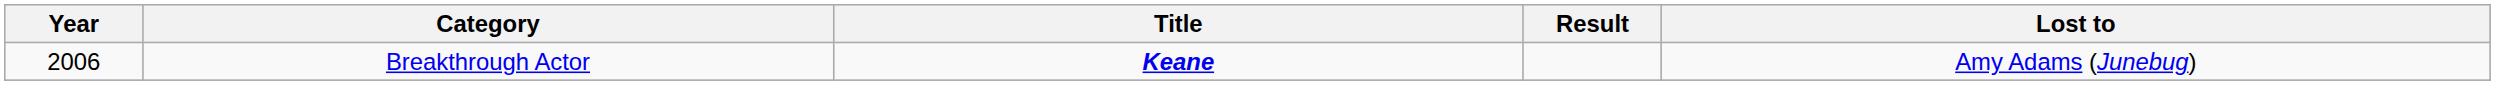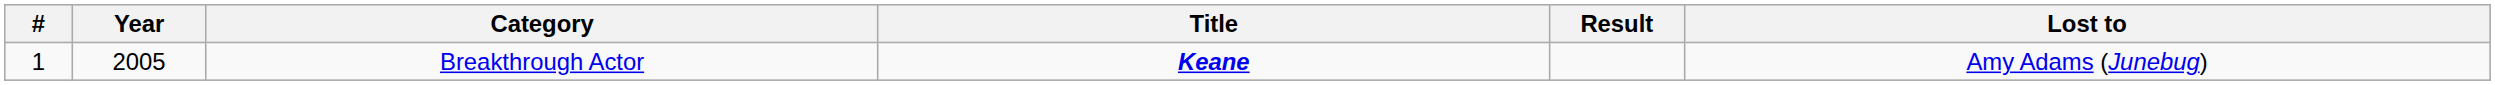+ column: (38, 24)
(74, 62) 2006 -> (139, 62) 2005
